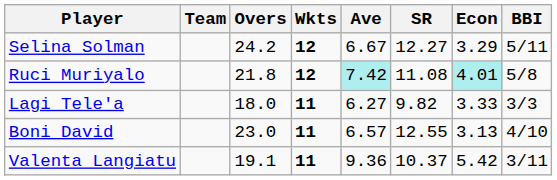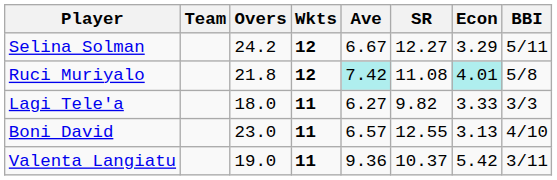(255, 161) 19.1 -> (255, 161) 19.0
